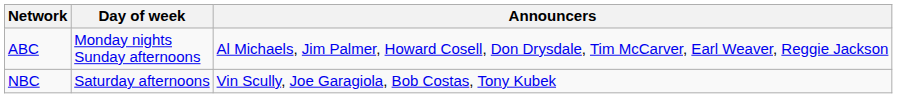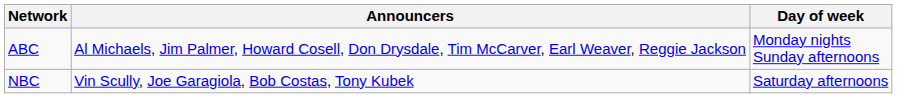columns swapped: (142, 16) <-> (552, 16)
